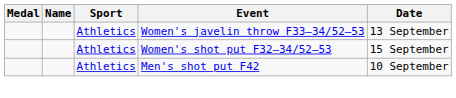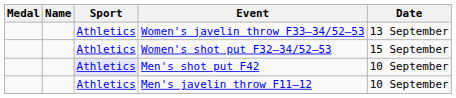(106, 67) no background -> (106, 67) lavender background
+ row: (226, 85)
